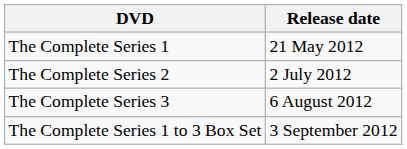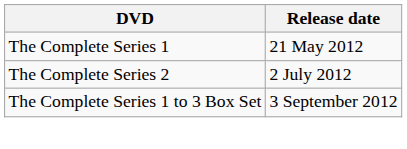- row: (89, 102)
